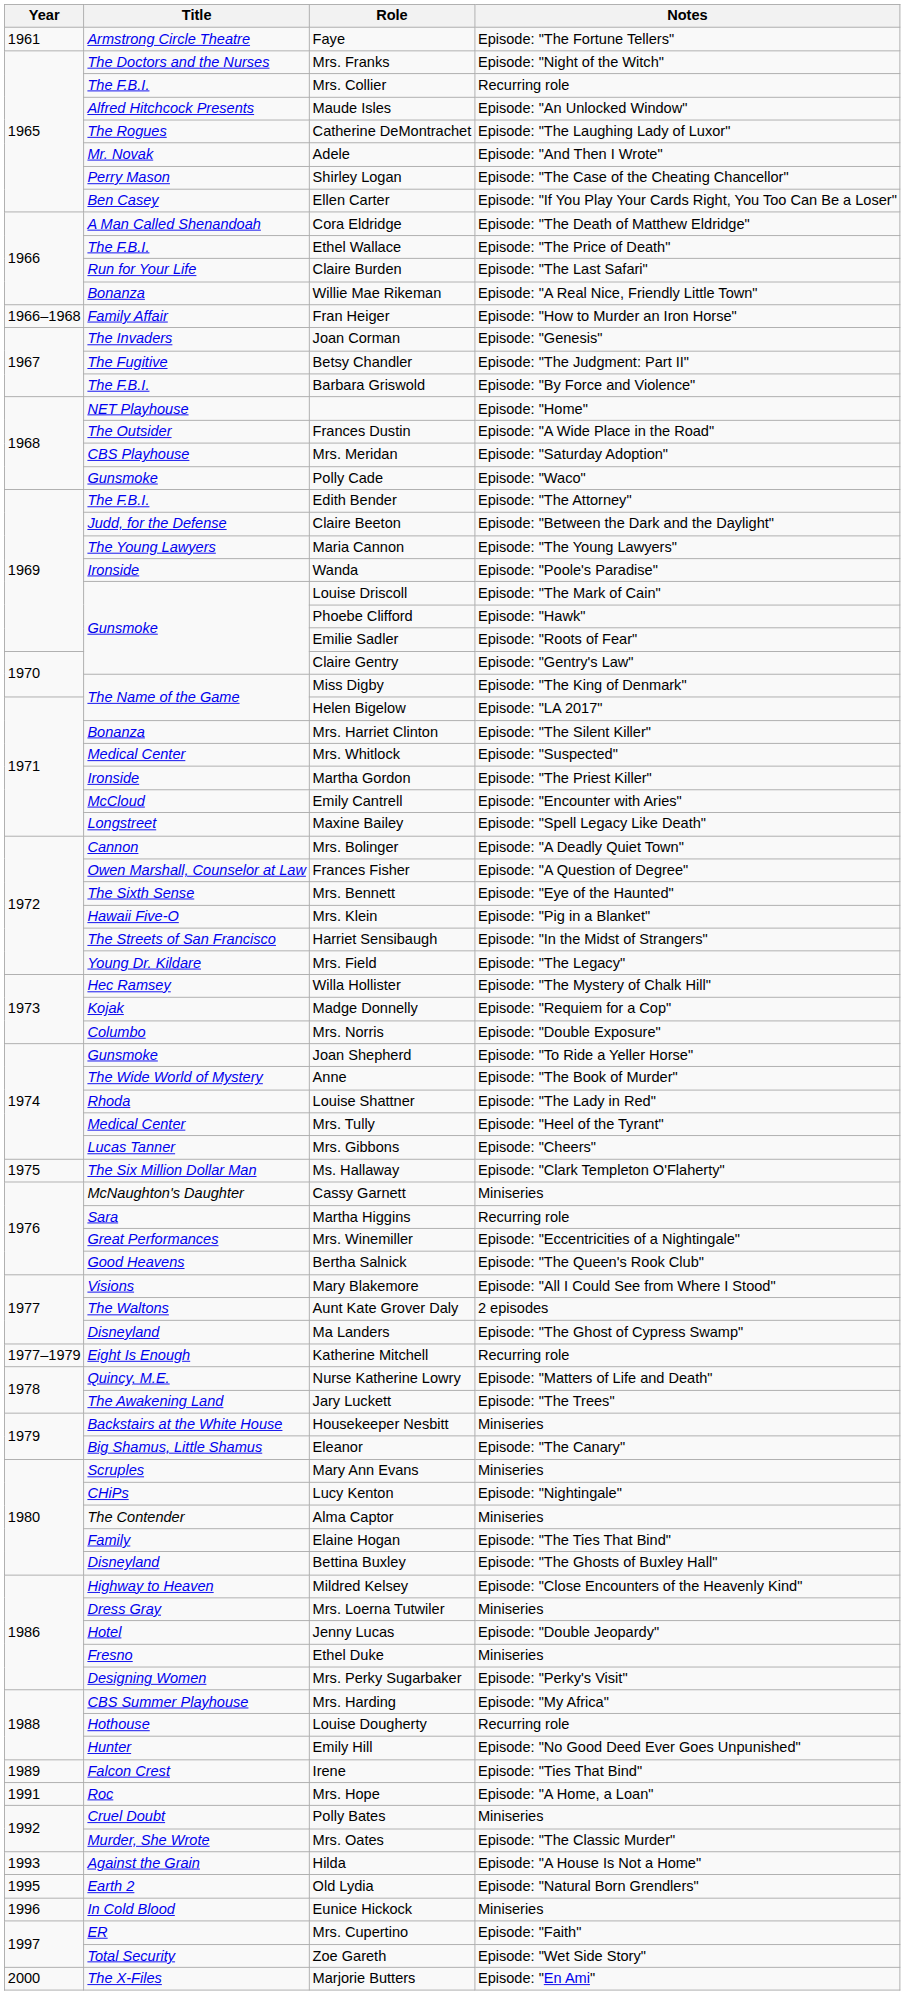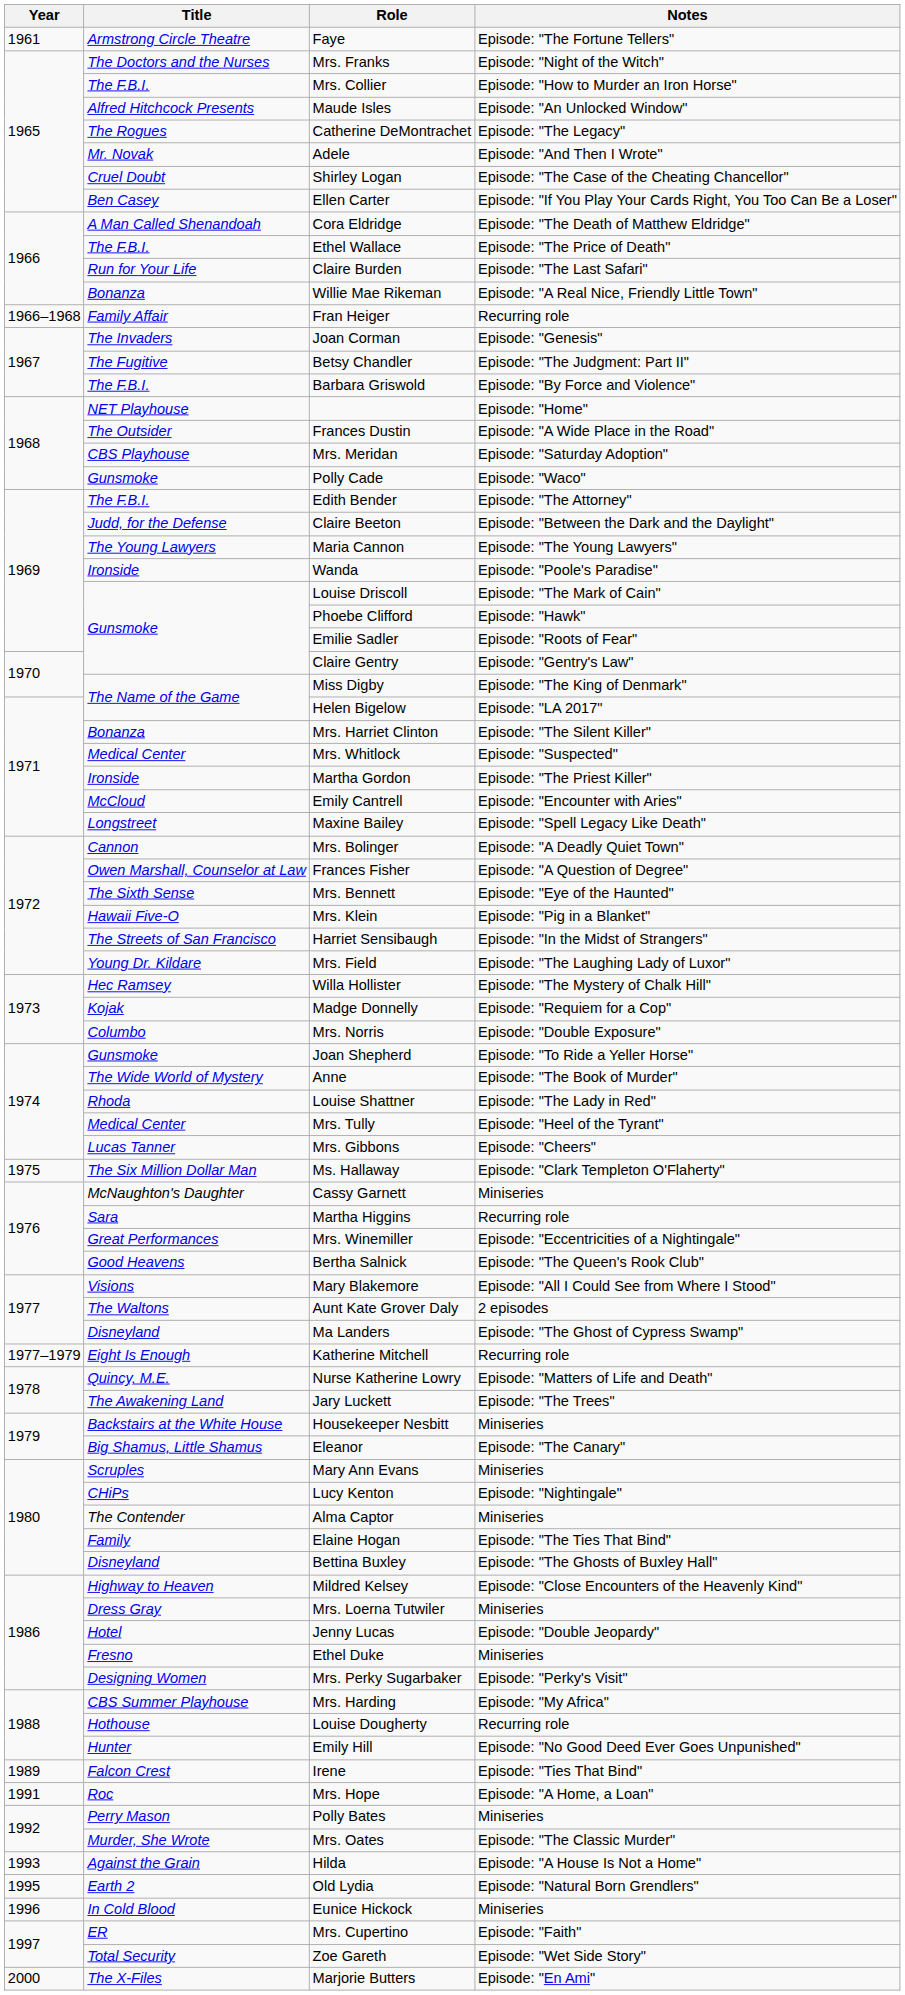(524, 85) Recurring role -> (607, 85) Episode: "How to Murder an Iron Horse"
(604, 131) Episode: "The Laughing Lady of Luxor" -> (552, 131) Episode: "The Legacy"
(129, 177) Perry Mason -> (126, 177) Cruel Doubt
(607, 316) Episode: "How to Murder an Iron Horse" -> (524, 316) Recurring role
(552, 962) Episode: "The Legacy" -> (604, 962) Episode: "The Laughing Lady of Luxor"
(126, 1817) Cruel Doubt -> (129, 1817) Perry Mason
